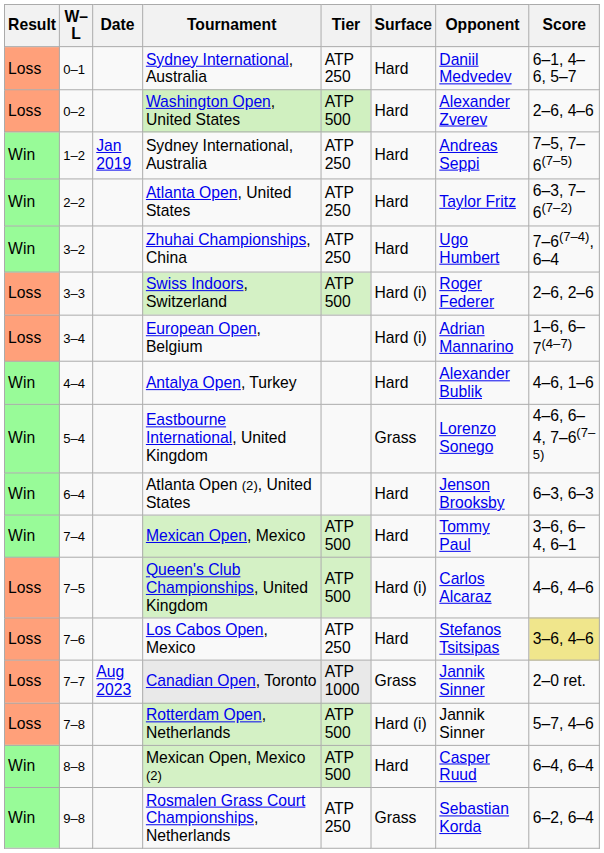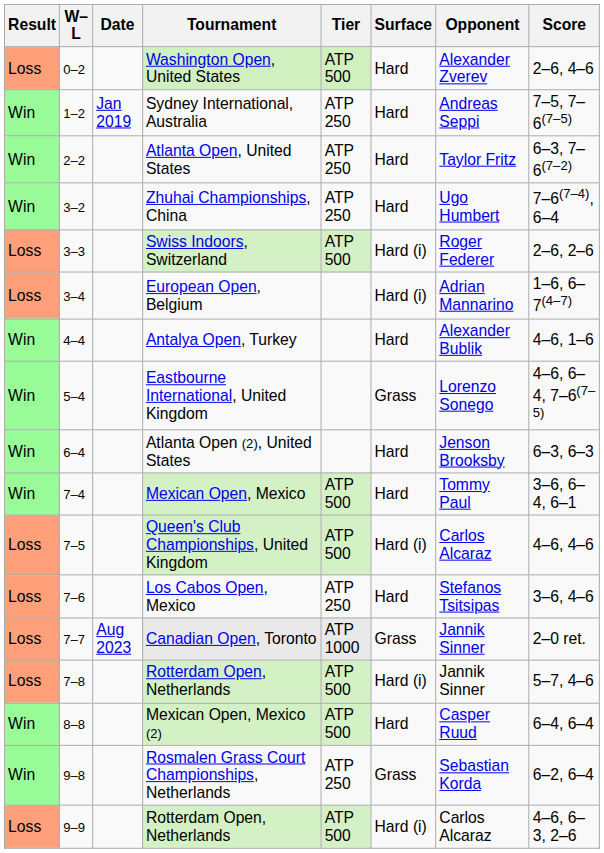- row: (74, 69)
(563, 639) khaki background -> (563, 596) no background
+ row: (74, 827)
